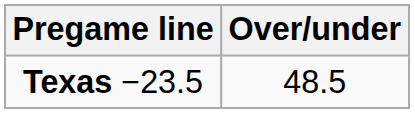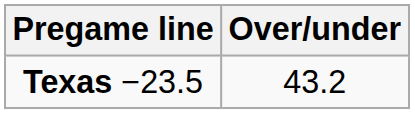(315, 81) 48.5 -> (315, 81) 43.2
